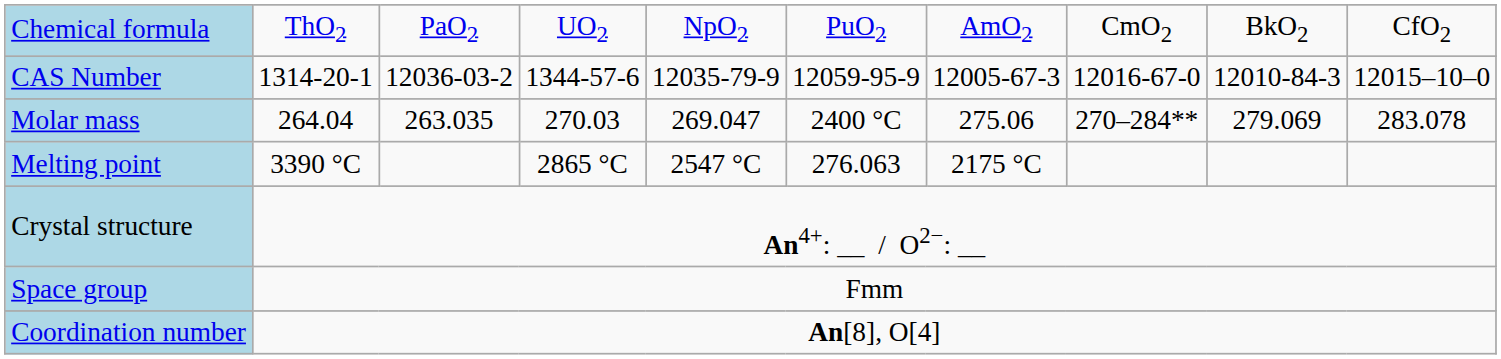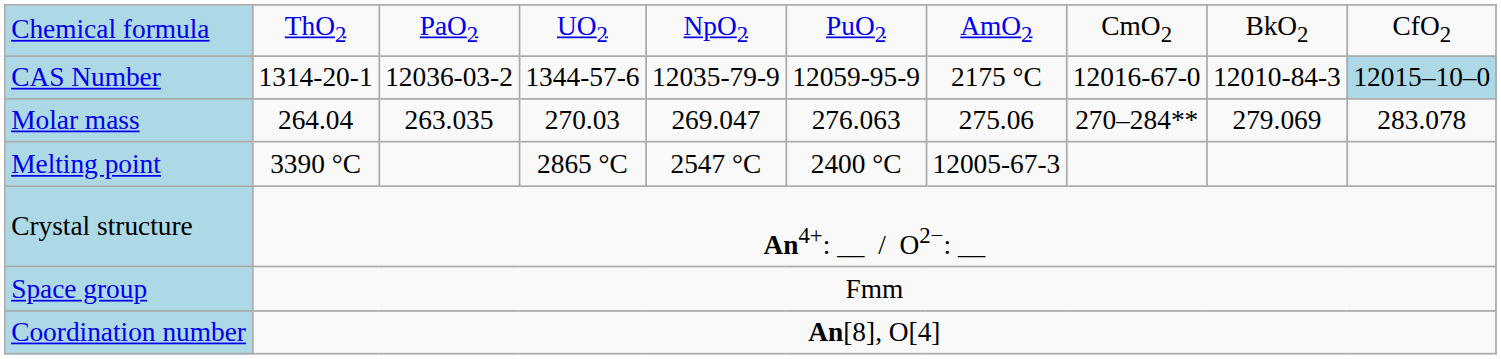(996, 76) 12005-67-3 -> (996, 76) 2175 °C
(1422, 76) no background -> (1422, 76) lightblue background
(856, 120) 2400 °C -> (856, 120) 276.063
(856, 163) 276.063 -> (856, 163) 2400 °C
(996, 163) 2175 °C -> (996, 163) 12005-67-3
